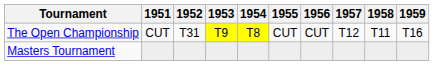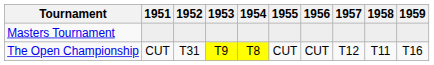rows swapped: (61, 51) <-> (73, 33)
